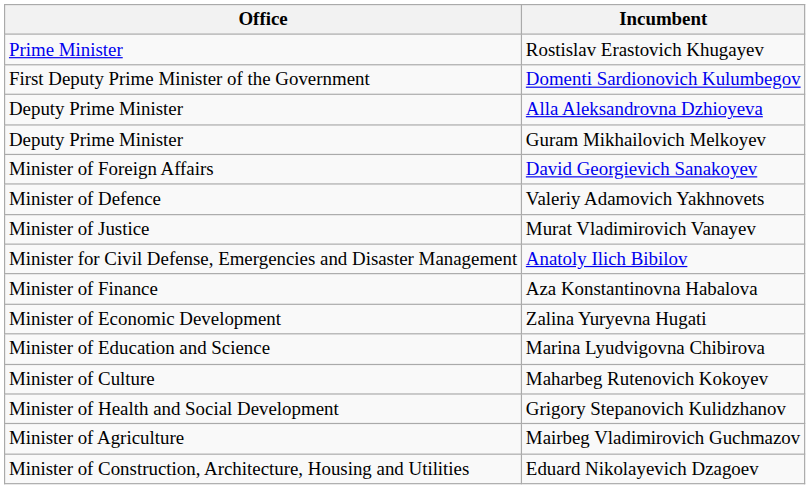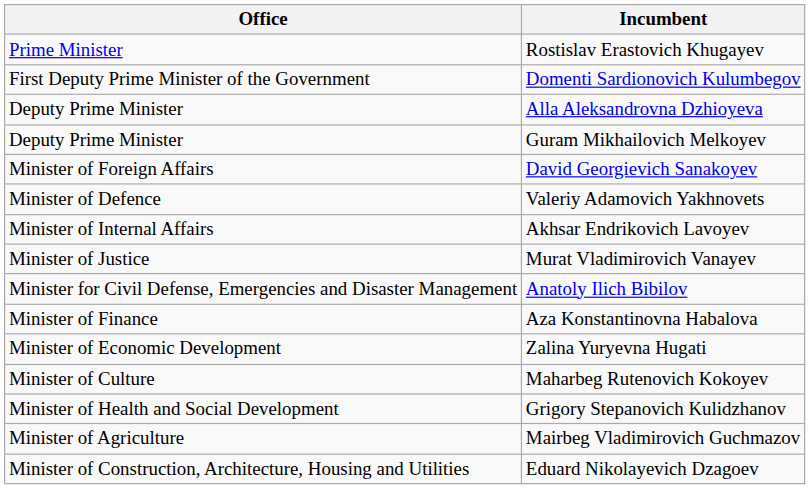+ row: (638, 229)
- row: (645, 348)
